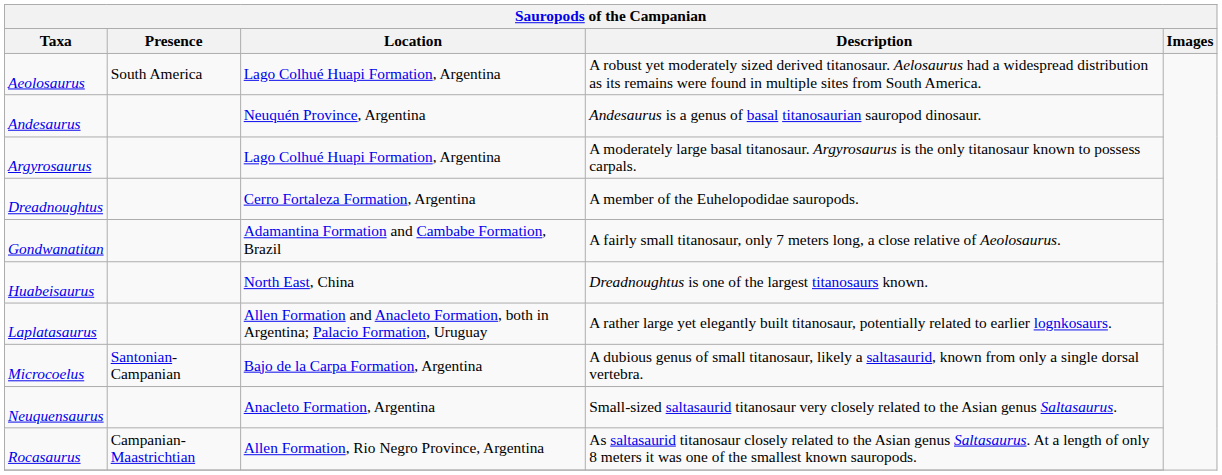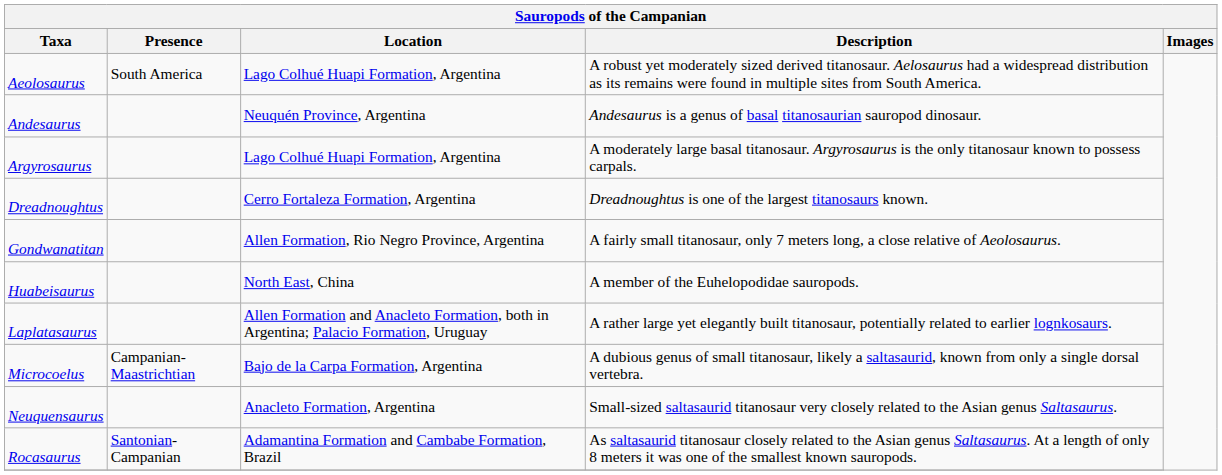(724, 198) A member of the Euhelopodidae sauropods. -> (759, 198) Dreadnoughtus is one of the largest titanosaurs known.
(395, 240) Adamantina Formation and Cambabe Formation, Brazil -> (394, 240) Allen Formation, Rio Negro Province, Argentina
(759, 282) Dreadnoughtus is one of the largest titanosaurs known. -> (724, 282) A member of the Euhelopodidae sauropods.
(146, 365) Santonian-Campanian -> (153, 365) Campanian-Maastrichtian
(153, 448) Campanian-Maastrichtian -> (146, 448) Santonian-Campanian
(394, 448) Allen Formation, Rio Negro Province, Argentina -> (395, 448) Adamantina Formation and Cambabe Formation, Brazil
